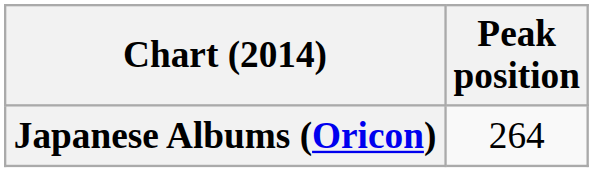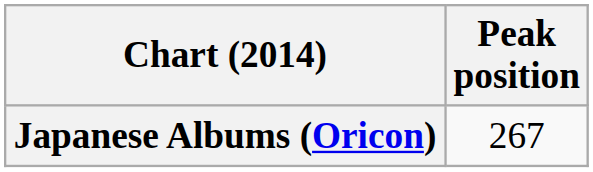(517, 135) 264 -> (517, 135) 267
